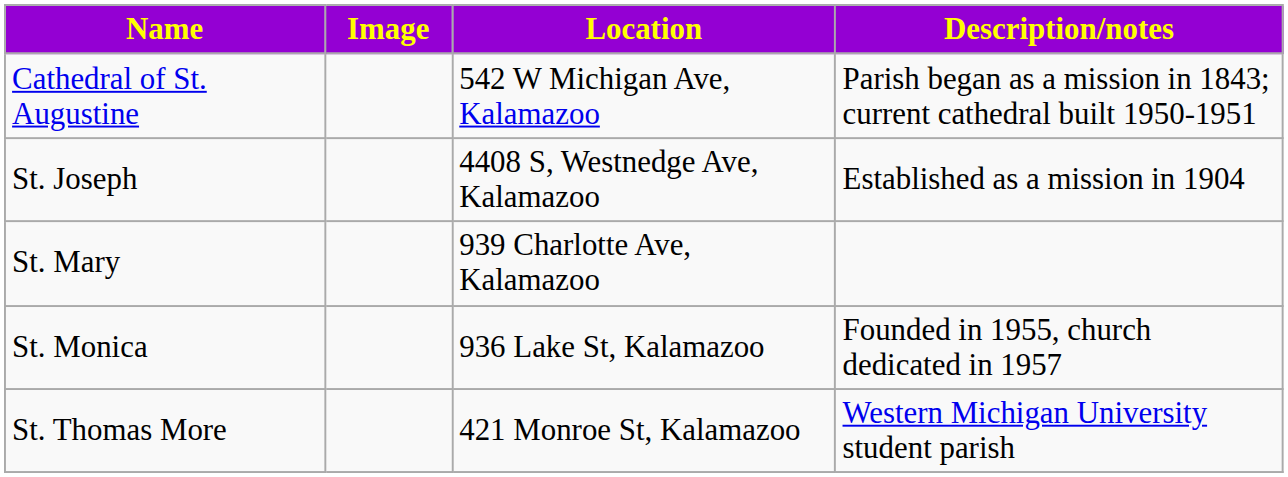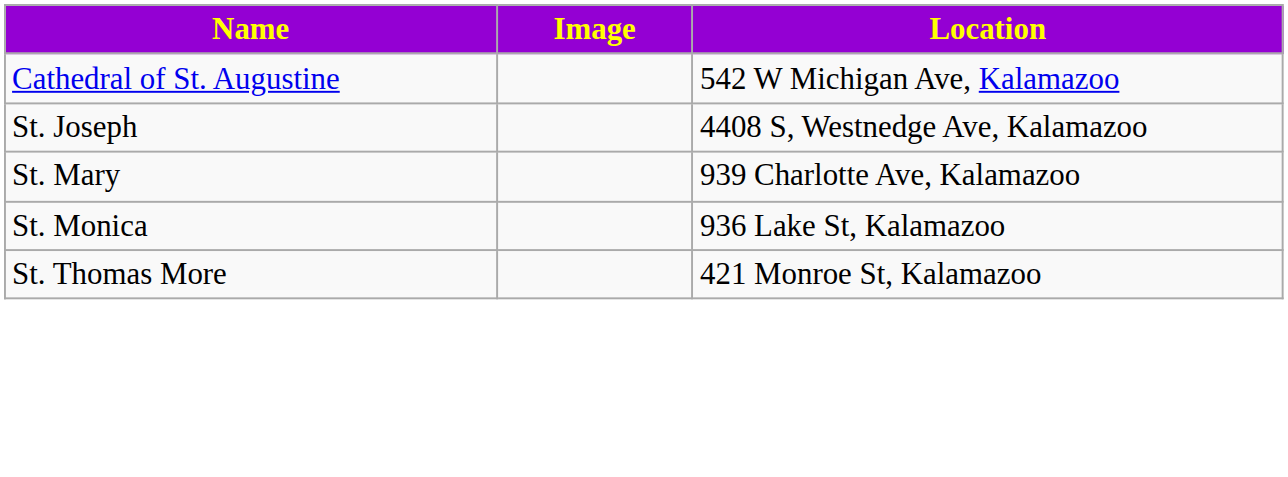- column: (1059, 28)
